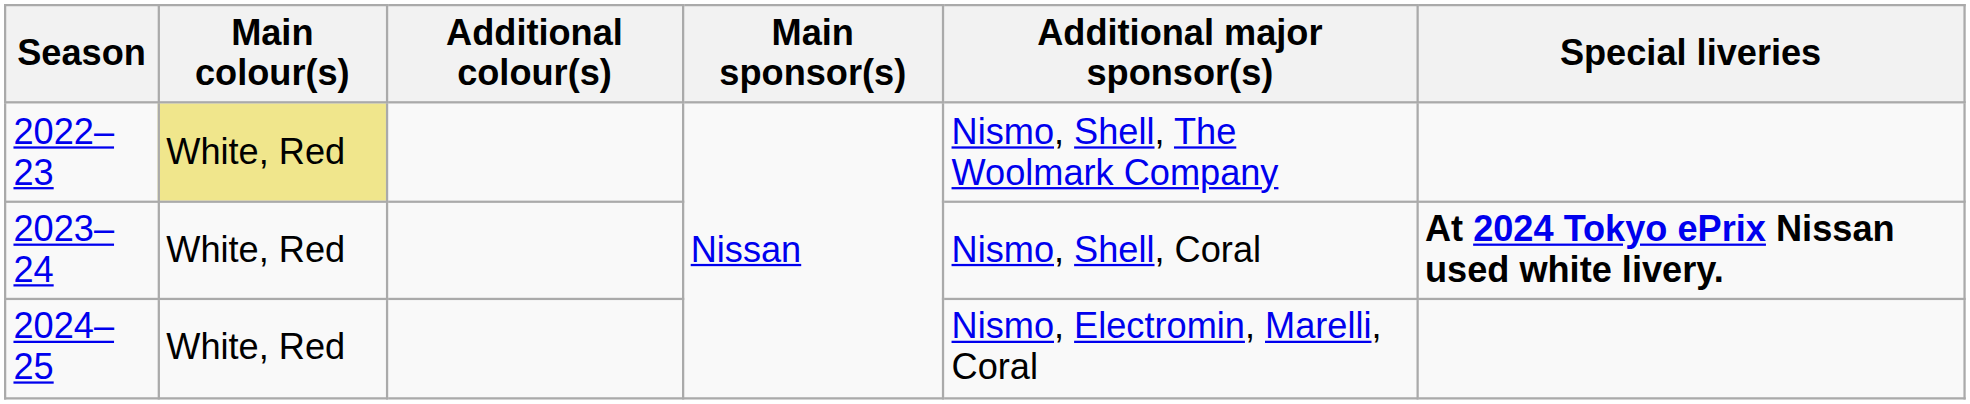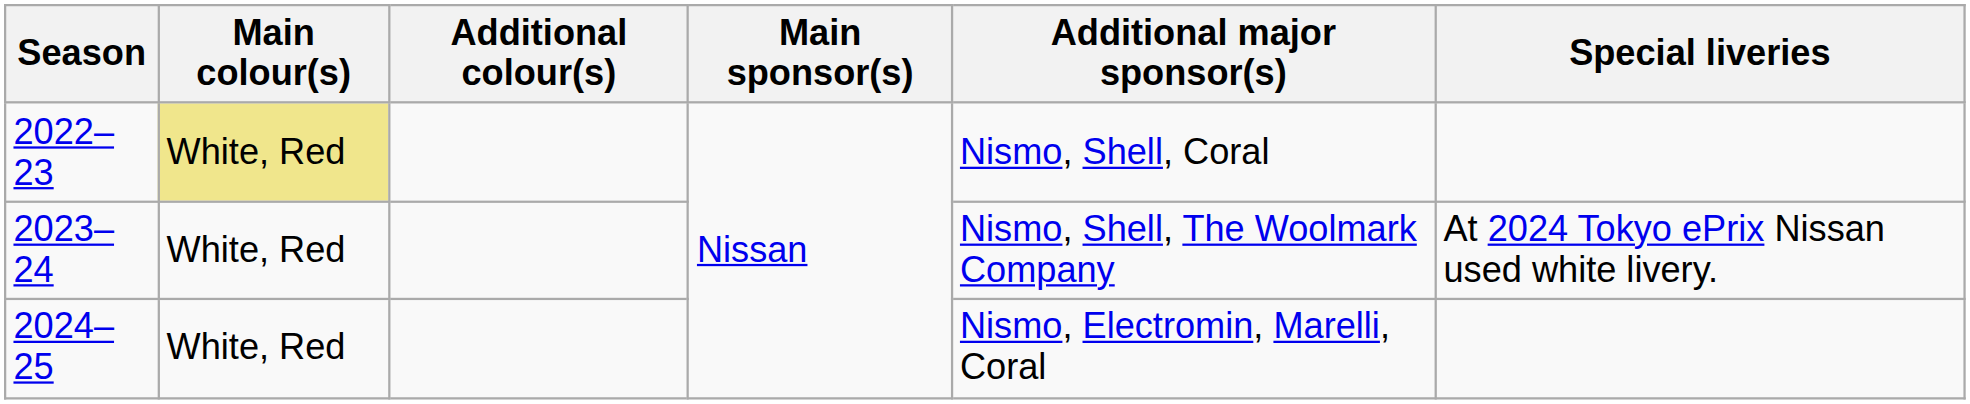(1115, 151) Nismo, Shell, The Woolmark Company -> (1115, 151) Nismo, Shell, Coral
(1106, 249) Nismo, Shell, Coral -> (1188, 249) Nismo, Shell, The Woolmark Company
(1660, 249) bold -> (1664, 249) normal
